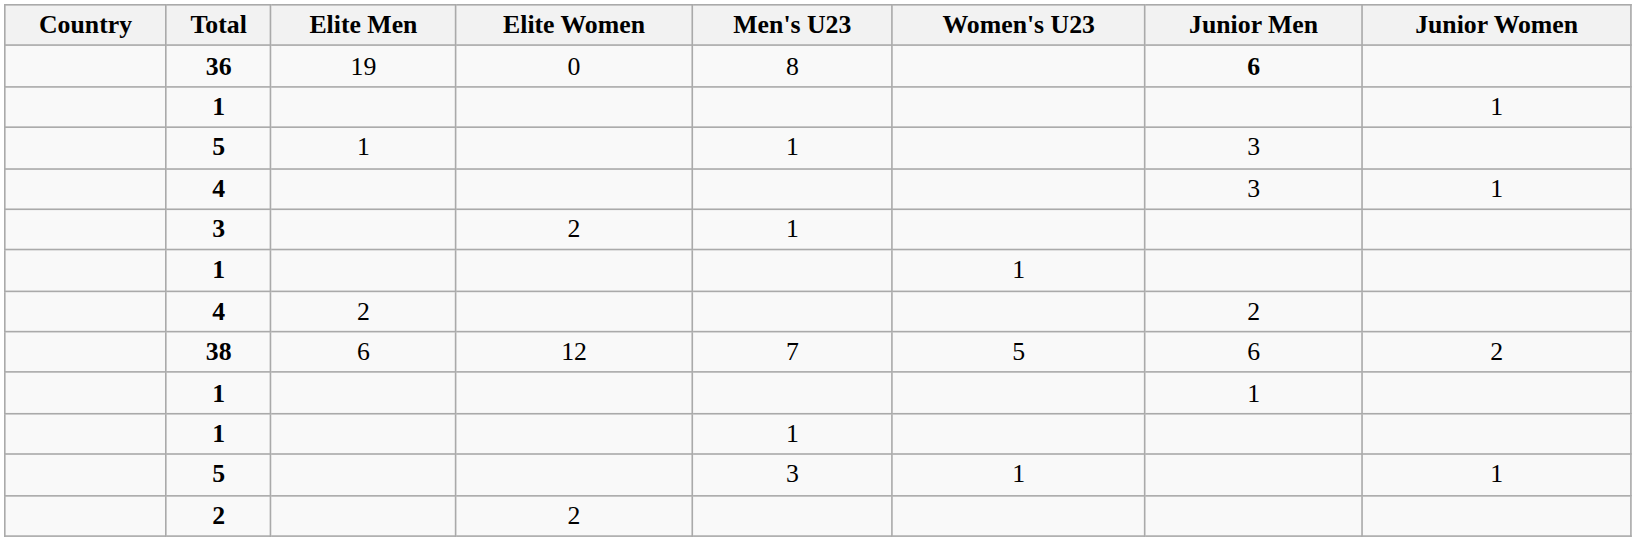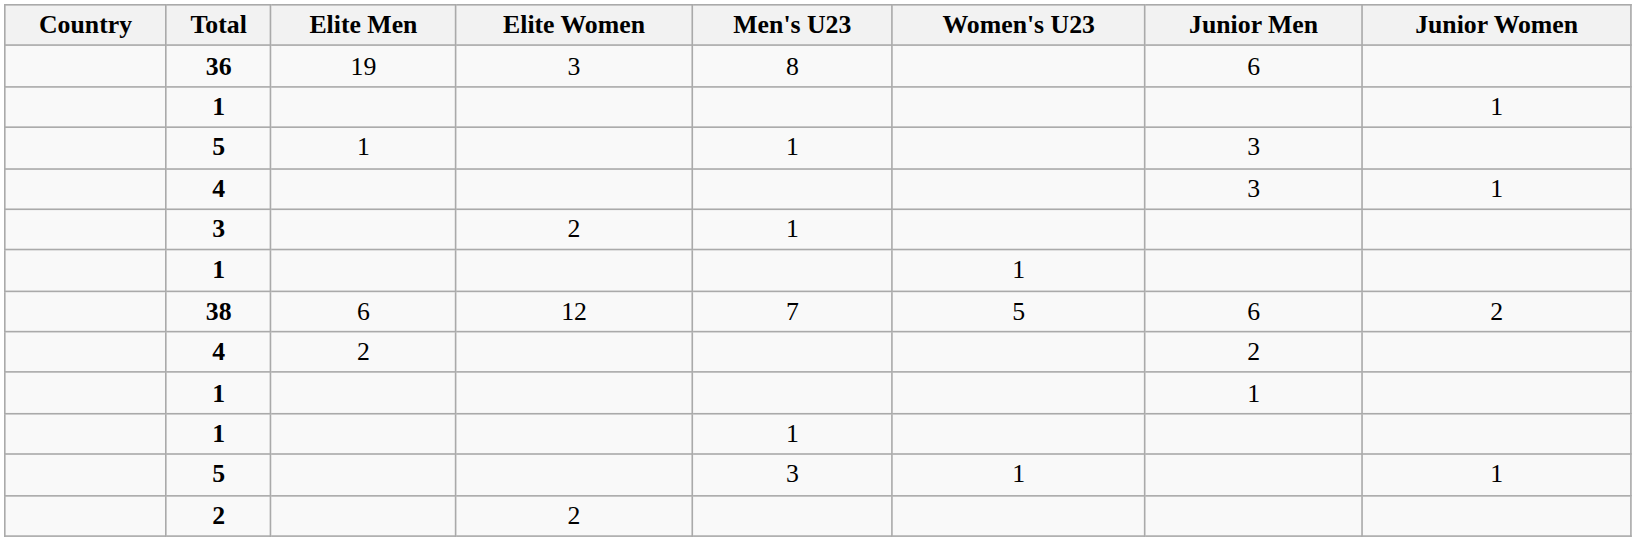(574, 65) 0 -> (574, 65) 3
(1254, 65) bold -> (1254, 65) normal
rows swapped: (219, 310) <-> (219, 351)
